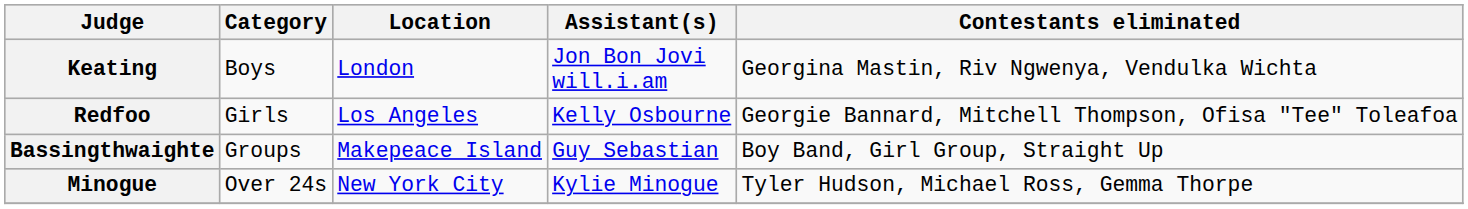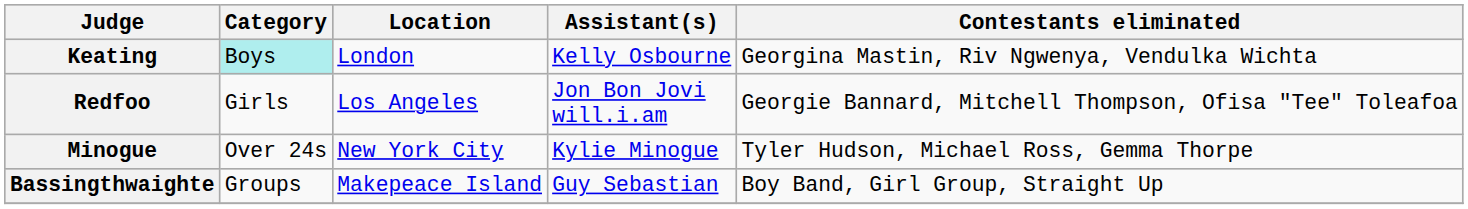(250, 69) no background -> (250, 57) paleturquoise background
(629, 69) Jon Bon Jovi will.i.am -> (642, 57) Kelly Osbourne
(642, 116) Kelly Osbourne -> (629, 104) Jon Bon Jovi will.i.am
rows swapped: (112, 186) <-> (112, 151)
